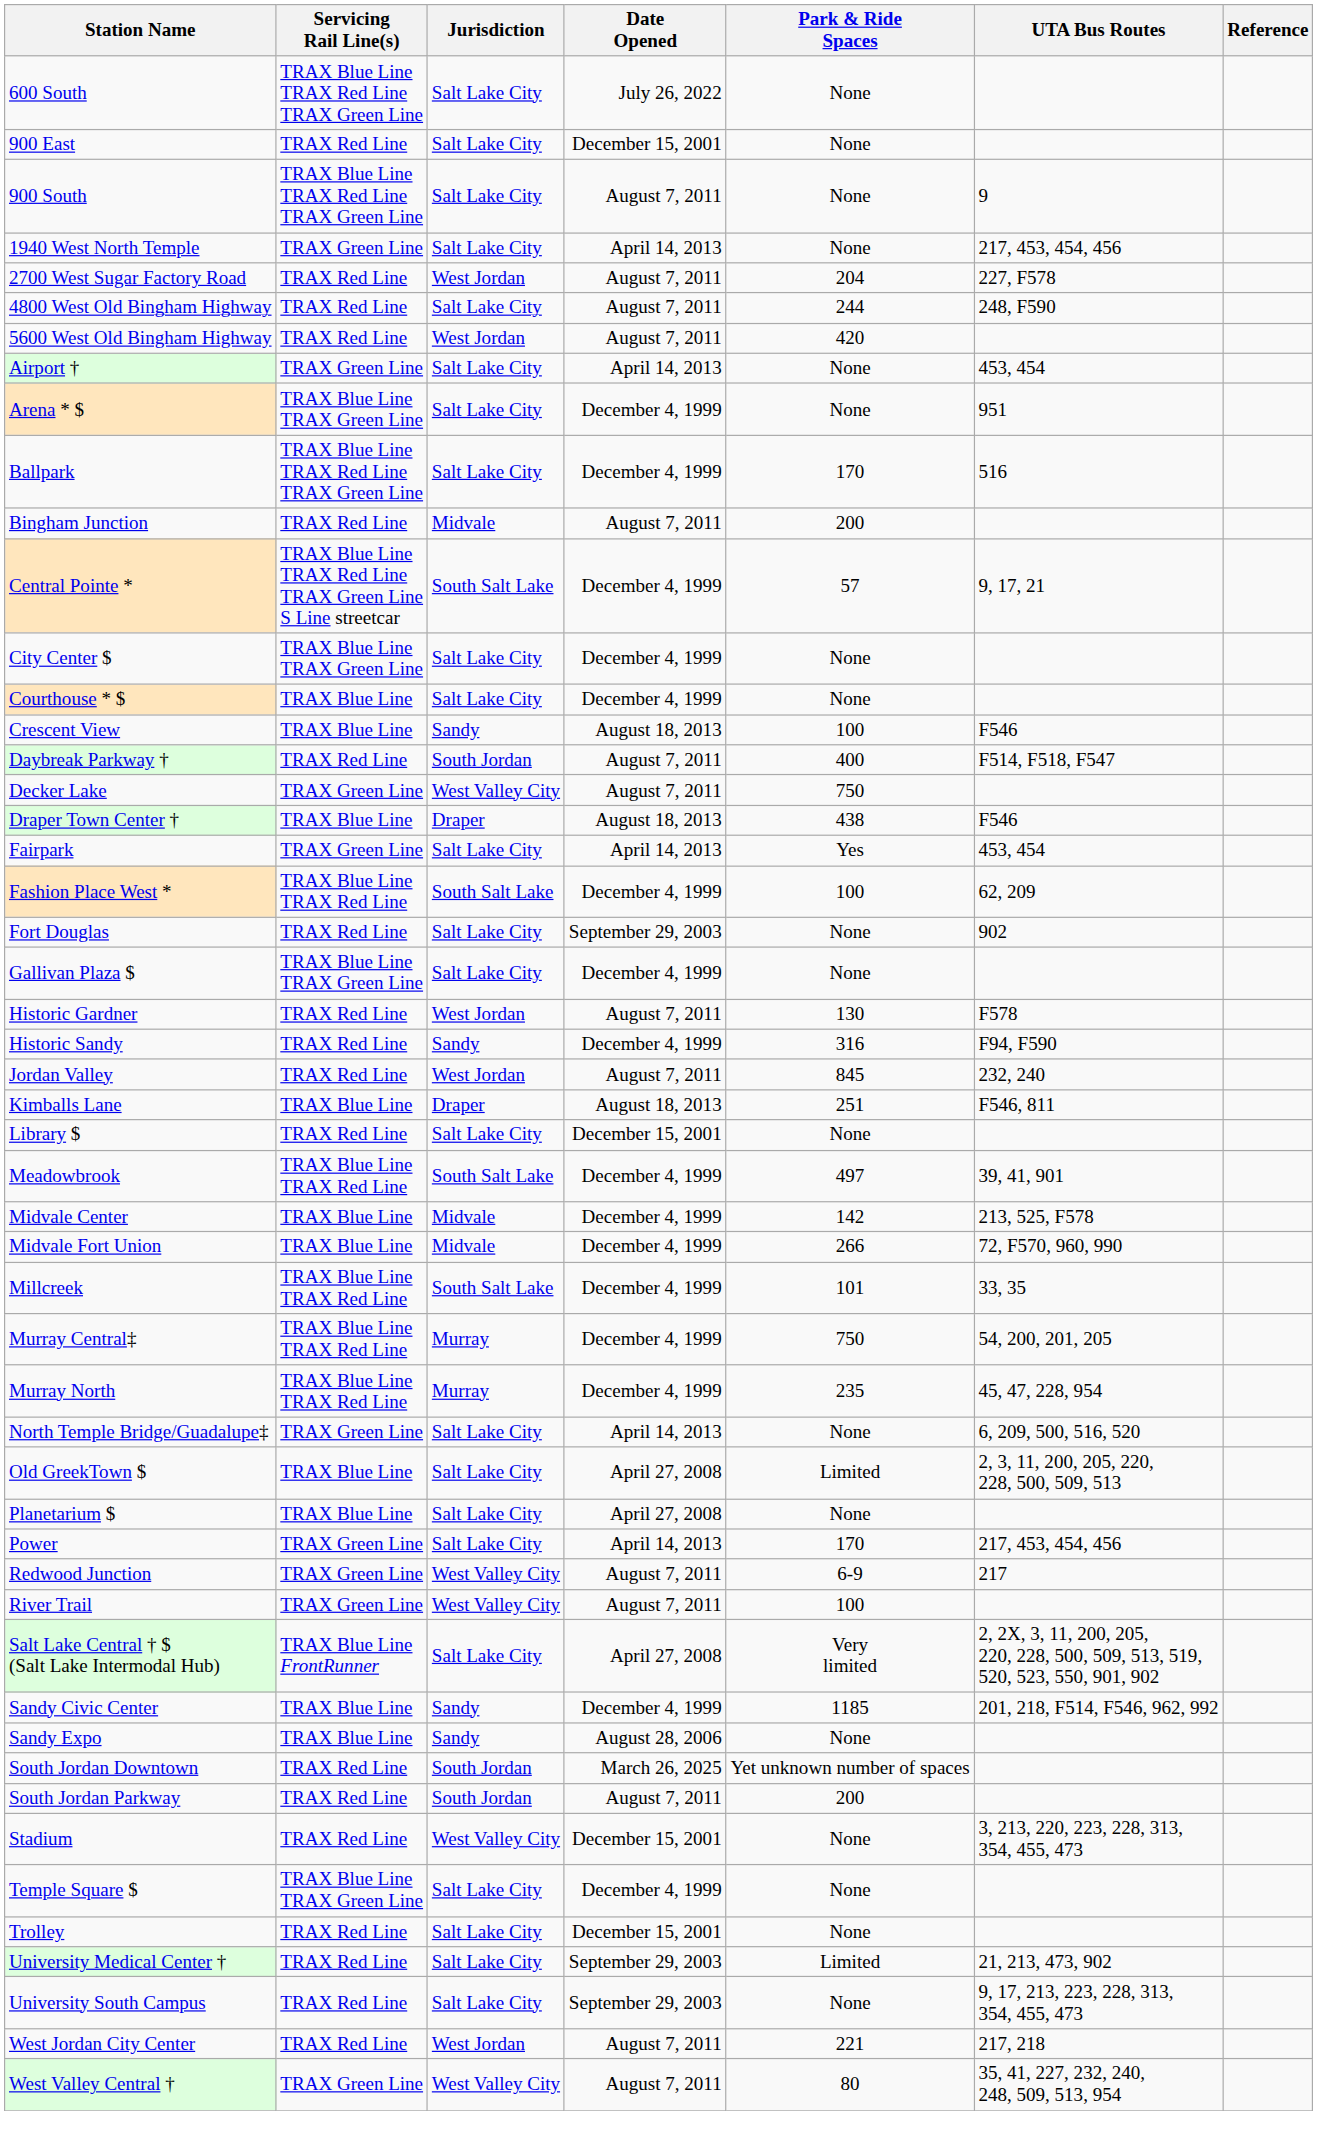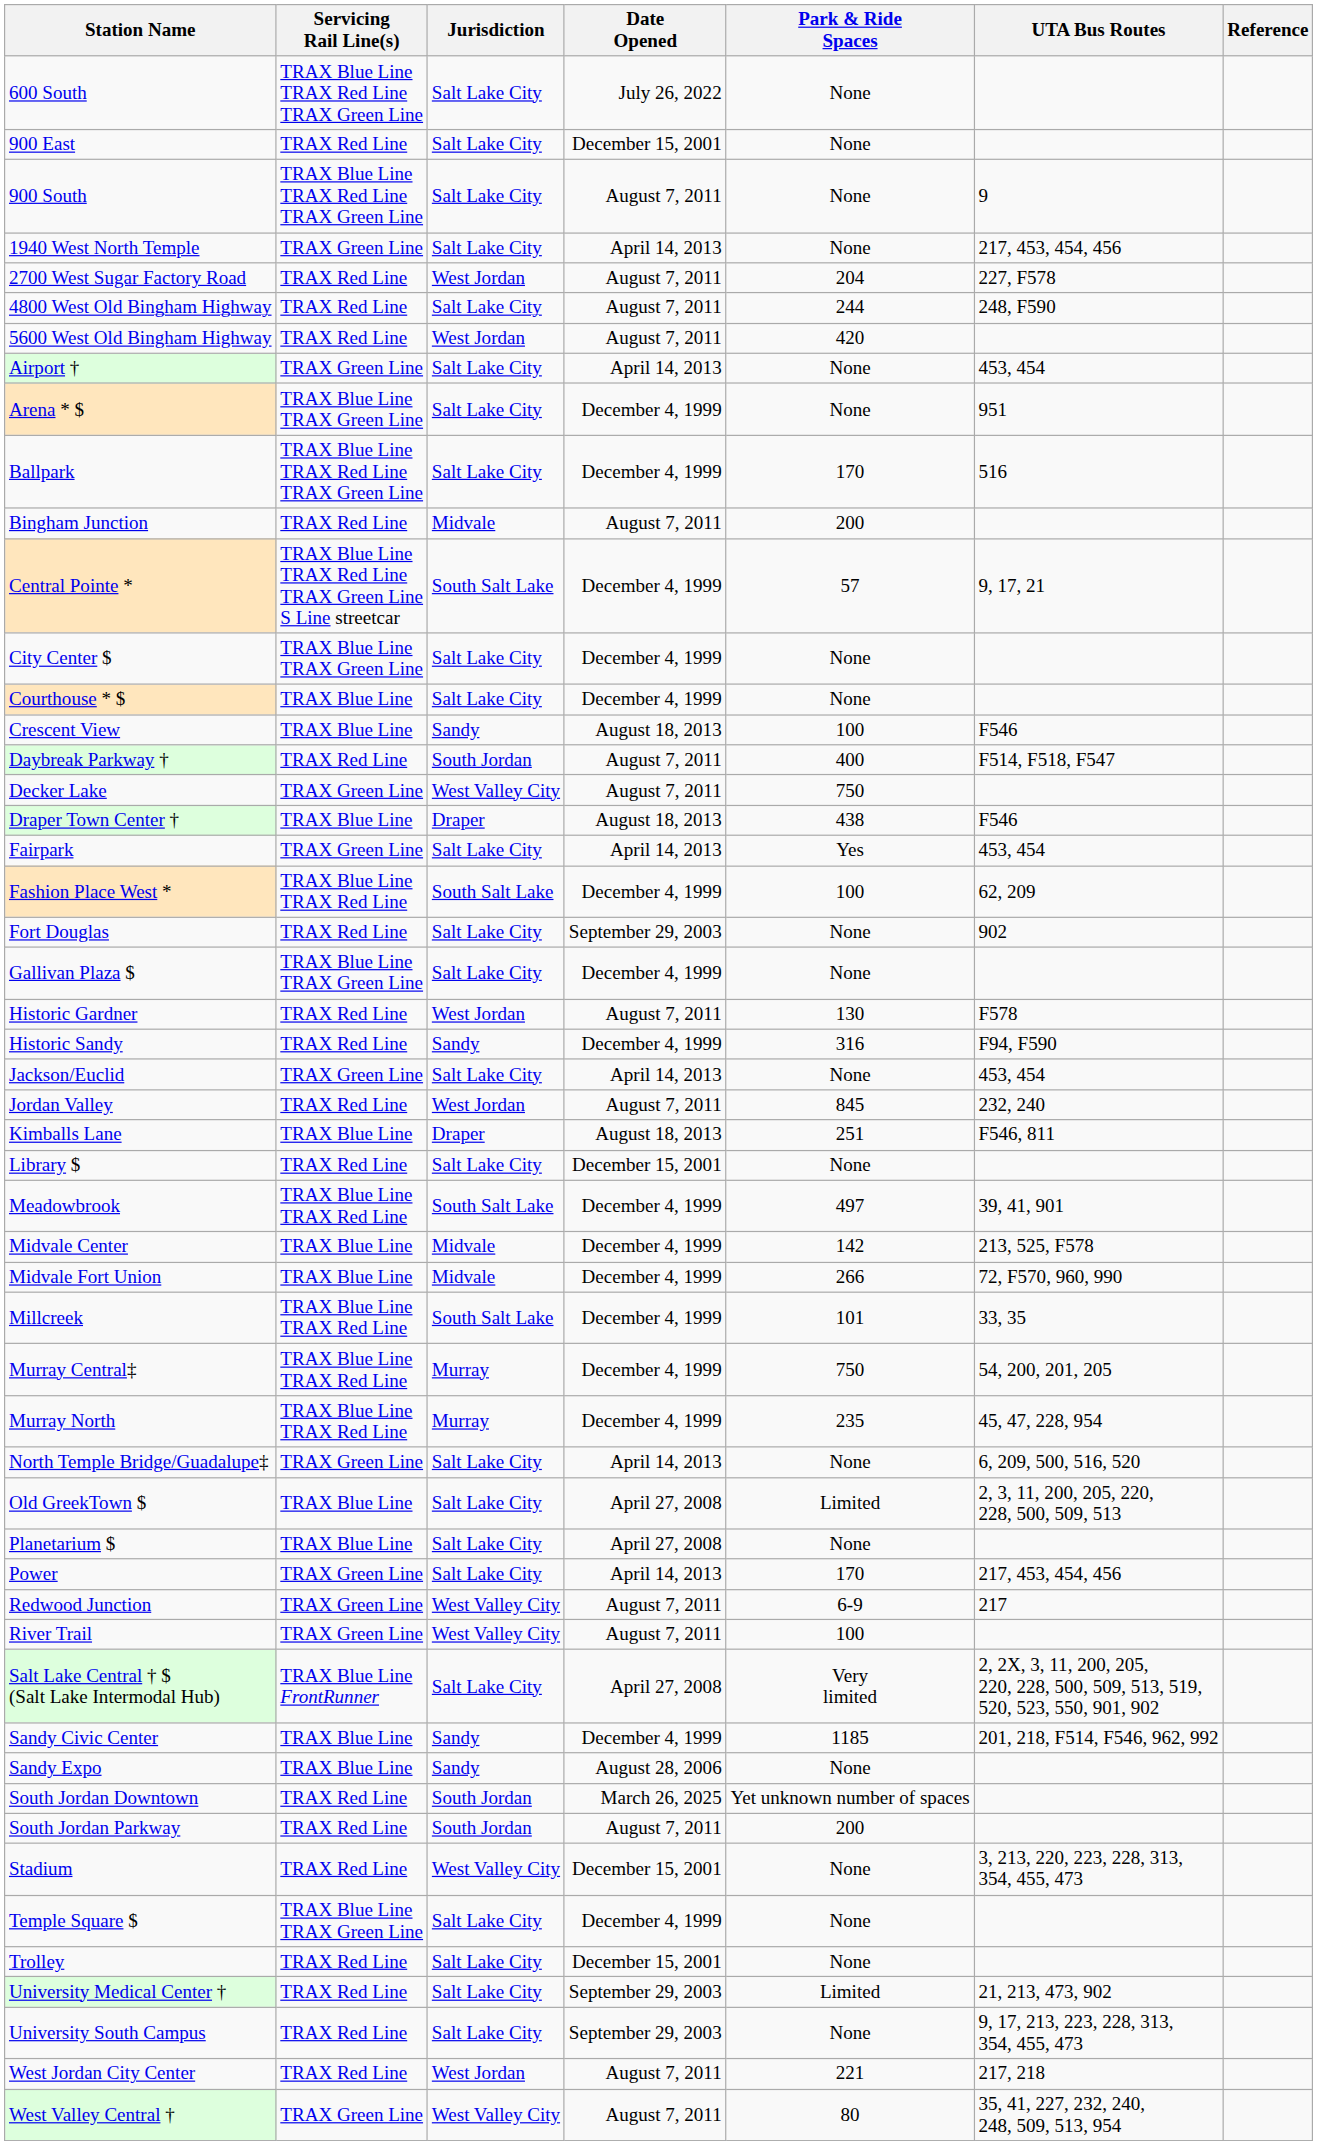+ row: (67, 1074)
